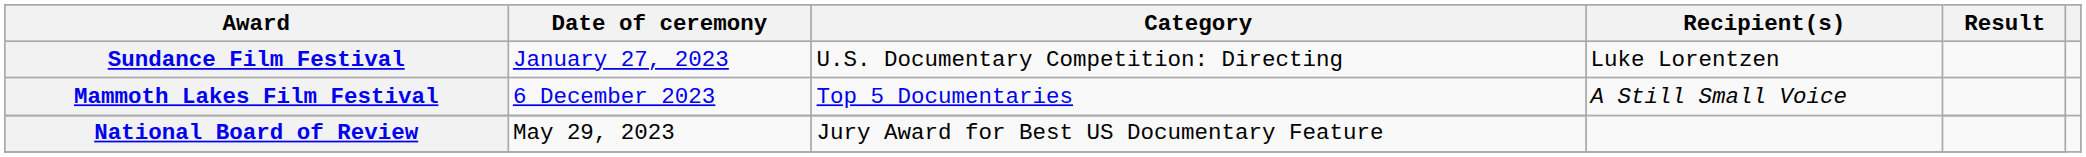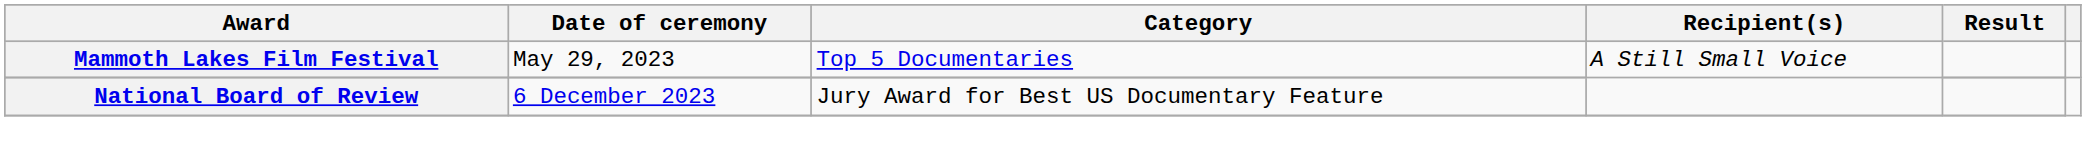- row: (256, 60)
(614, 97) 6 December 2023 -> (594, 60) May 29, 2023
(594, 133) May 29, 2023 -> (614, 97) 6 December 2023
